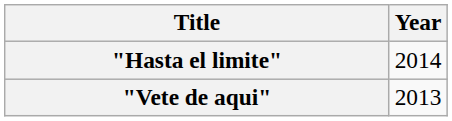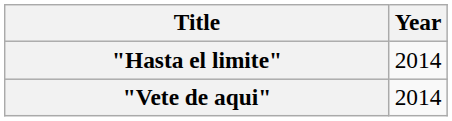(418, 97) 2013 -> (418, 97) 2014
